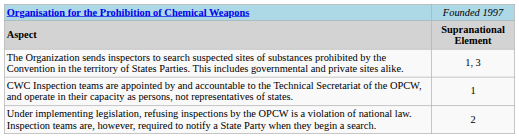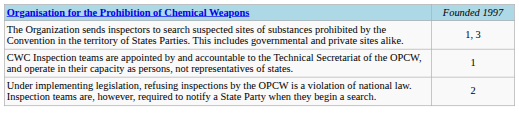- row: (22, 35)
